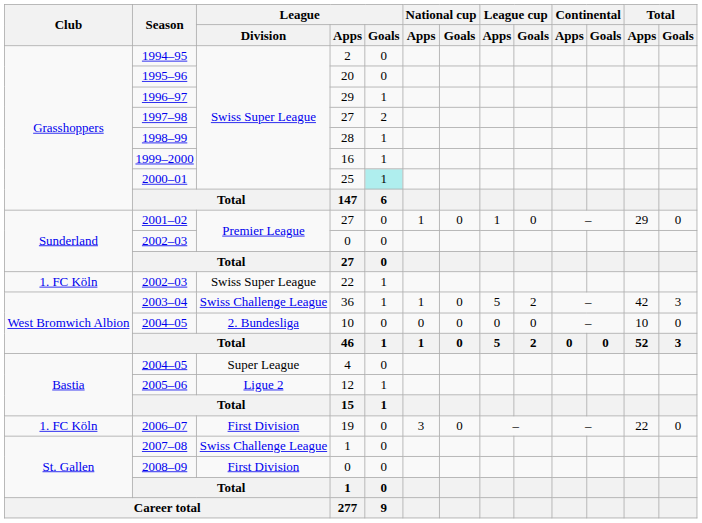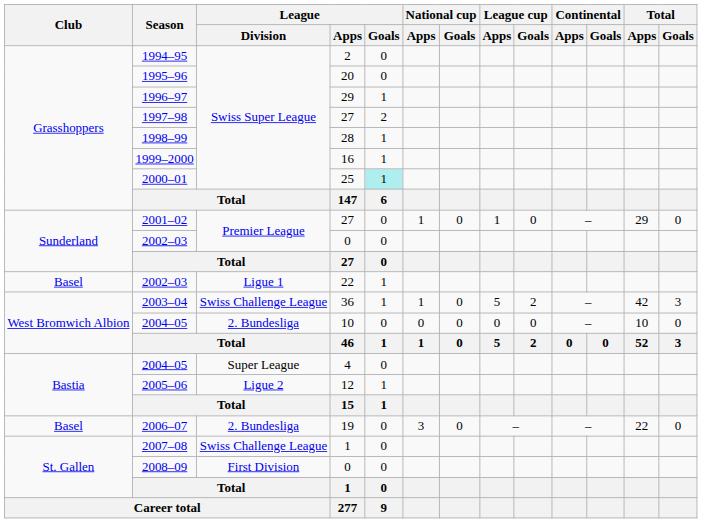(68, 281) 1. FC Köln -> (68, 281) Basel
(263, 281) Swiss Super League -> (263, 281) Ligue 1
(68, 425) 1. FC Köln -> (68, 425) Basel
(263, 425) First Division -> (263, 425) 2. Bundesliga
